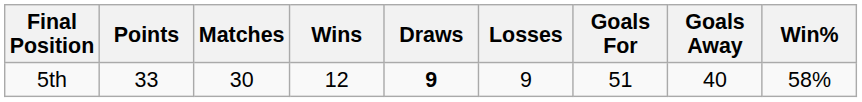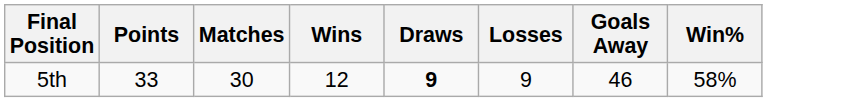- column: (620, 34)
(715, 80) 40 -> (620, 80) 46
